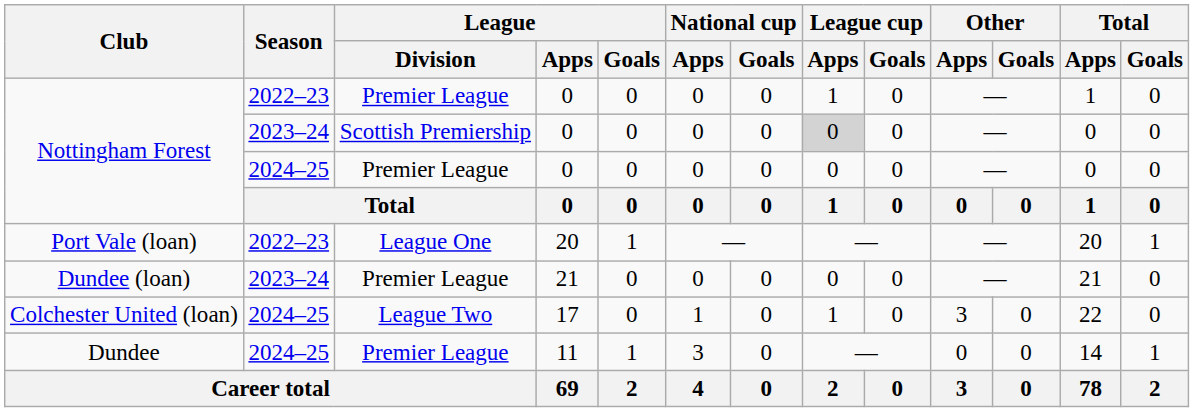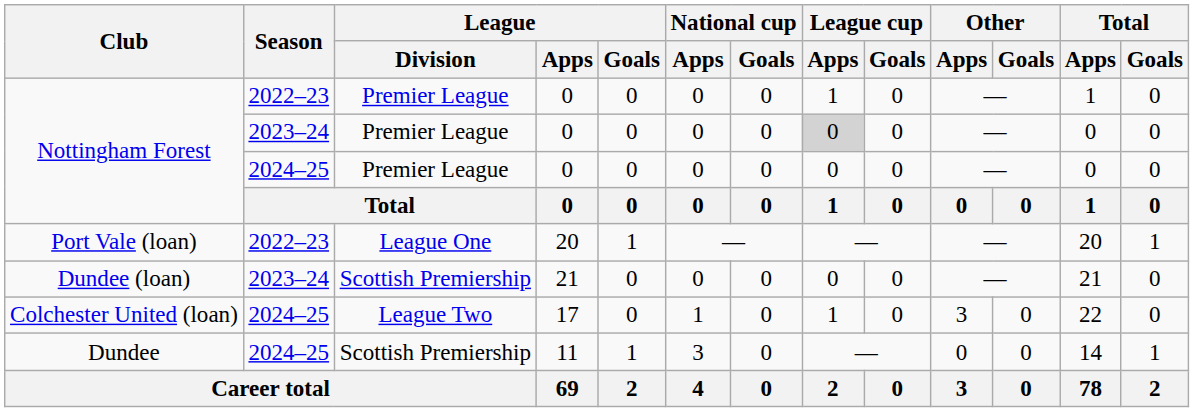(435, 132) Scottish Premiership -> (435, 132) Premier League
(435, 278) Premier League -> (435, 278) Scottish Premiership
(435, 351) Premier League -> (435, 351) Scottish Premiership
